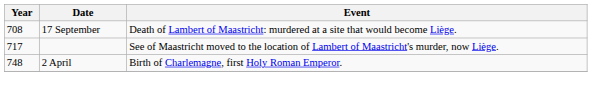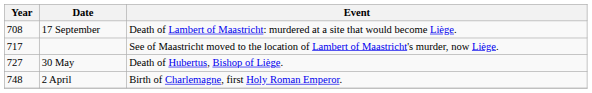+ row: (58, 63)
